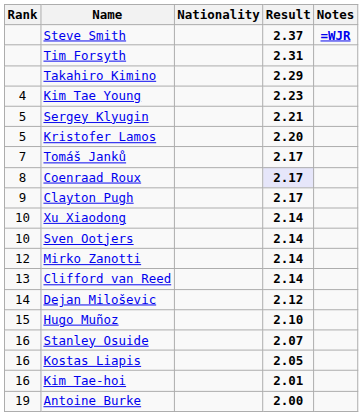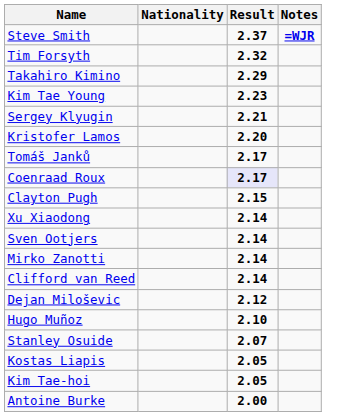- column: (22, 15)
(288, 55) 2.31 -> (252, 55) 2.32
(288, 198) 2.17 -> (252, 198) 2.15
(288, 381) 2.01 -> (252, 381) 2.05
